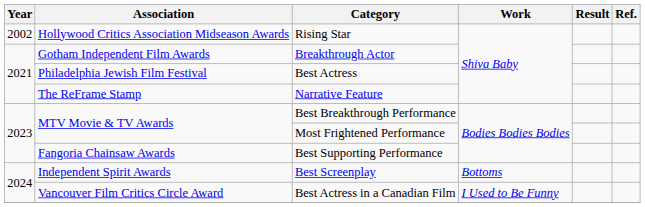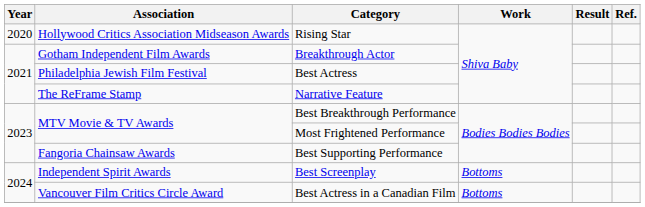(20, 34) 2002 -> (20, 34) 2020
(510, 192) I Used to Be Funny -> (482, 192) Bottoms
